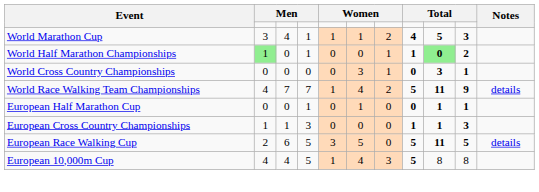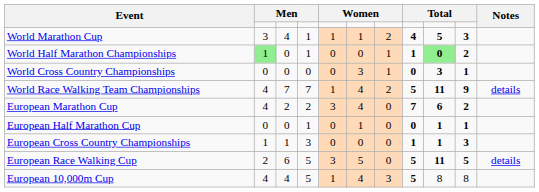+ row: (62, 107)
